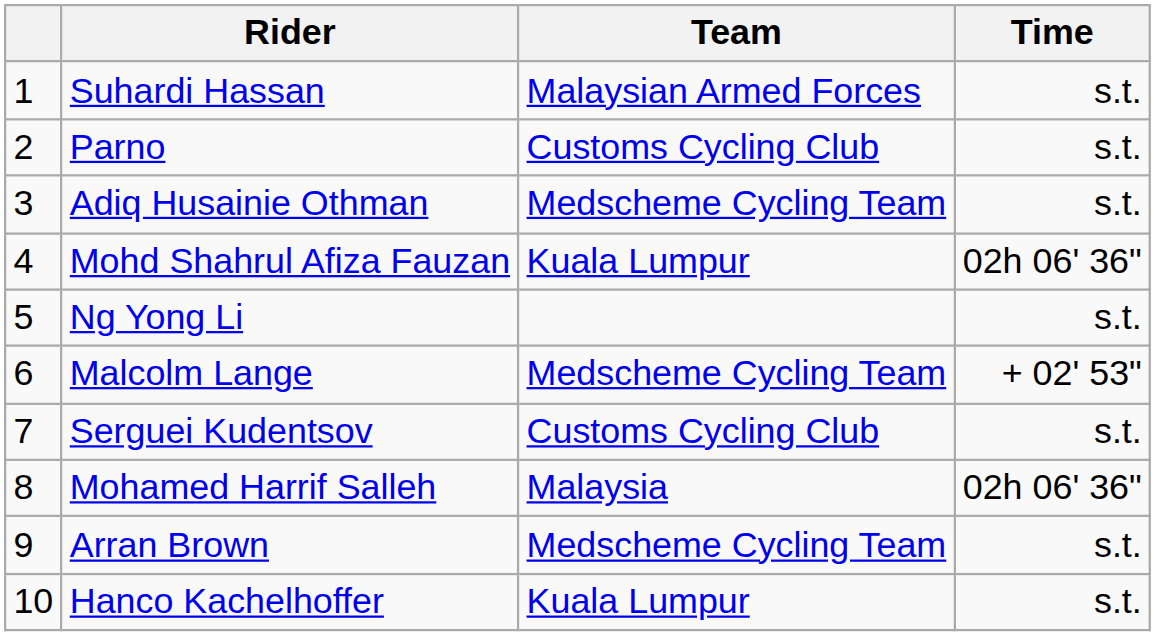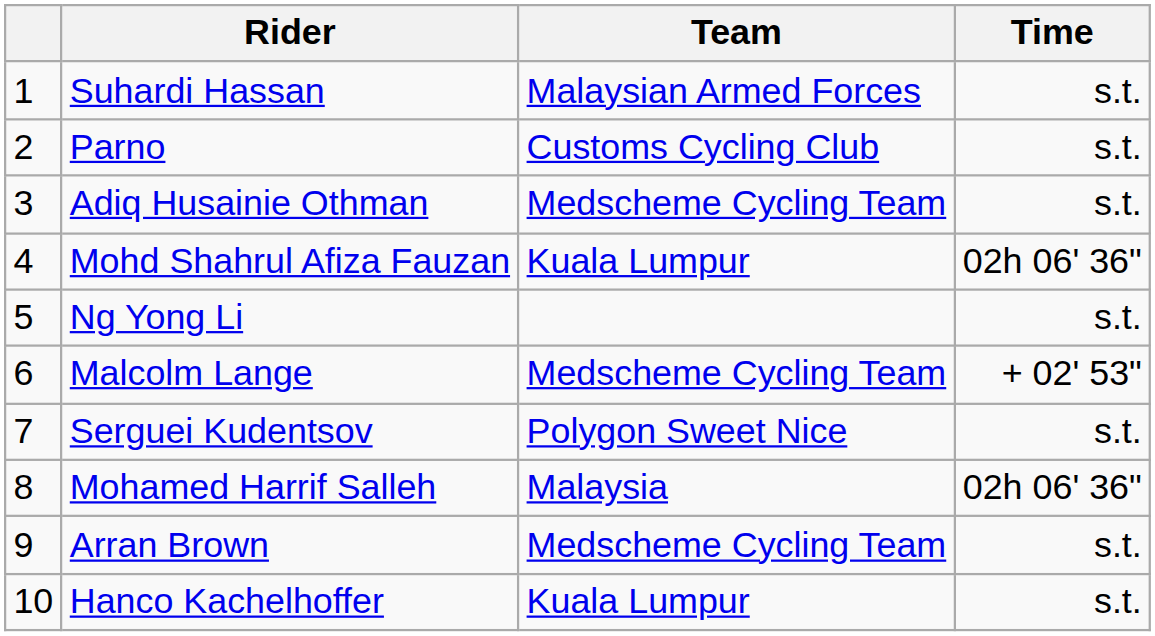(703, 430) Customs Cycling Club -> (687, 430) Polygon Sweet Nice
